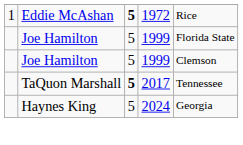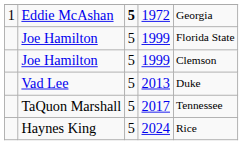(186, 15) Rice -> (194, 15) Georgia
+ row: (45, 83)
(131, 83) bold -> (131, 106) normal
(194, 106) Georgia -> (186, 128) Rice
